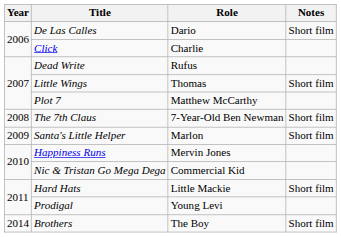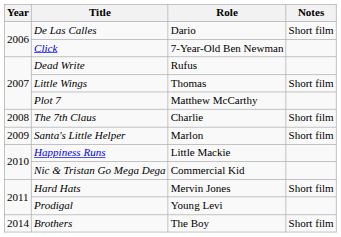(187, 48) Charlie -> (227, 48) 7-Year-Old Ben Newman
(227, 118) 7-Year-Old Ben Newman -> (187, 118) Charlie
(201, 153) Mervin Jones -> (201, 153) Little Mackie
(201, 188) Little Mackie -> (201, 188) Mervin Jones
